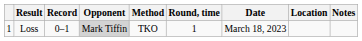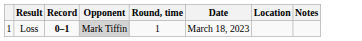- column: (148, 12)
(62, 28) normal -> (62, 28) bold
